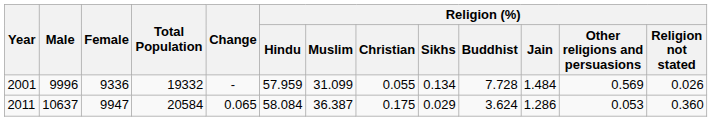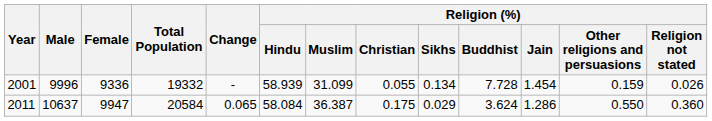(283, 85) 57.959 -> (283, 85) 58.939
(540, 85) 1.484 -> (540, 85) 1.454
(628, 85) 0.569 -> (628, 85) 0.159
(628, 105) 0.053 -> (628, 105) 0.550
